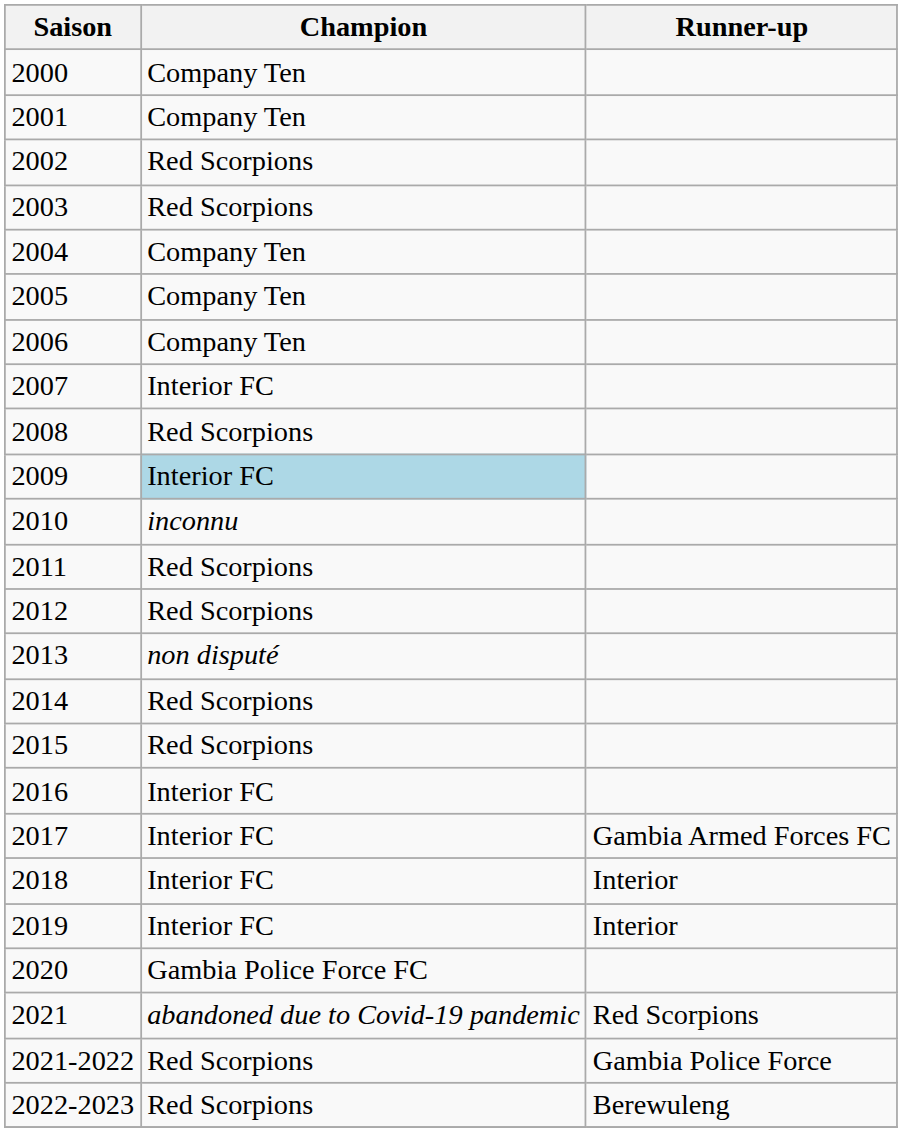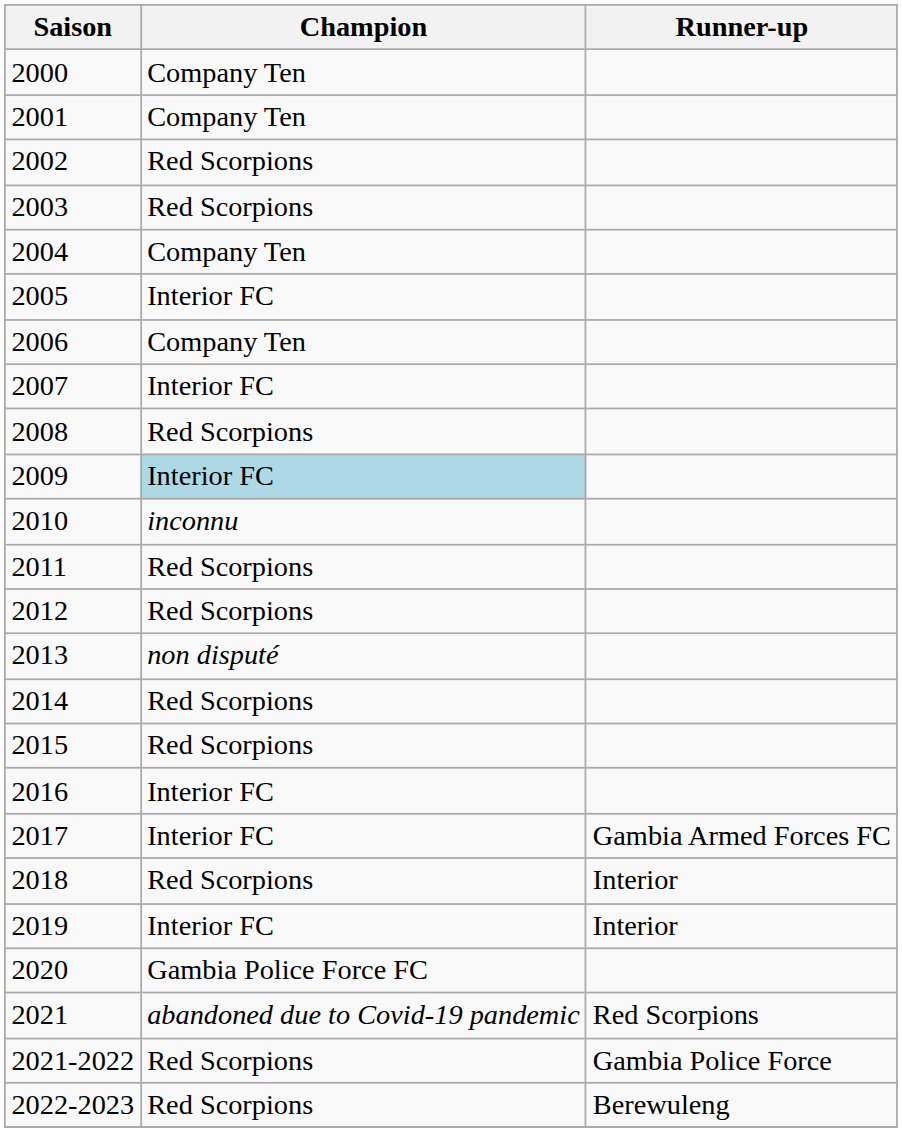(227, 296) Company Ten -> (210, 296) Interior FC
(210, 880) Interior FC -> (230, 880) Red Scorpions
